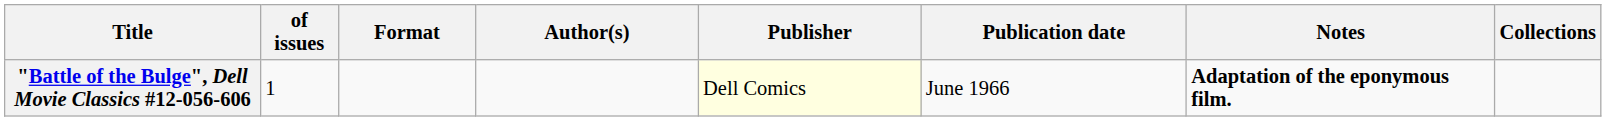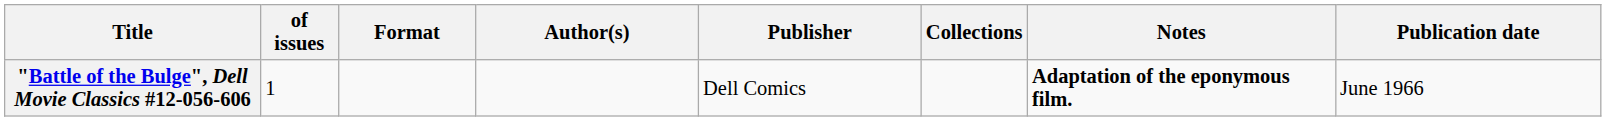columns swapped: (1054, 32) <-> (1548, 32)
(755, 87) lightyellow background -> (755, 87) no background
